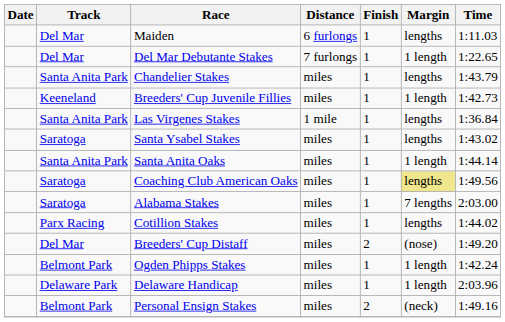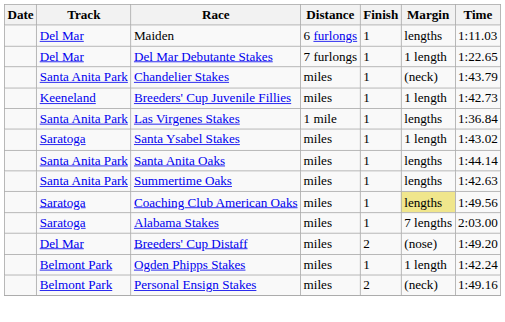(423, 77) lengths -> (421, 77) (neck)
(423, 139) lengths -> (426, 139) 1 length
(426, 160) 1 length -> (423, 160) lengths
+ row: (183, 181)
- row: (176, 222)
- row: (186, 285)
